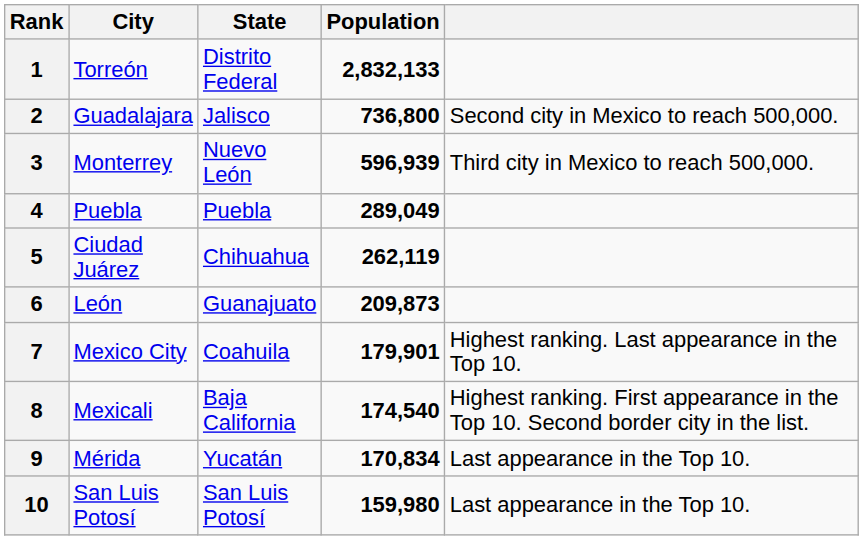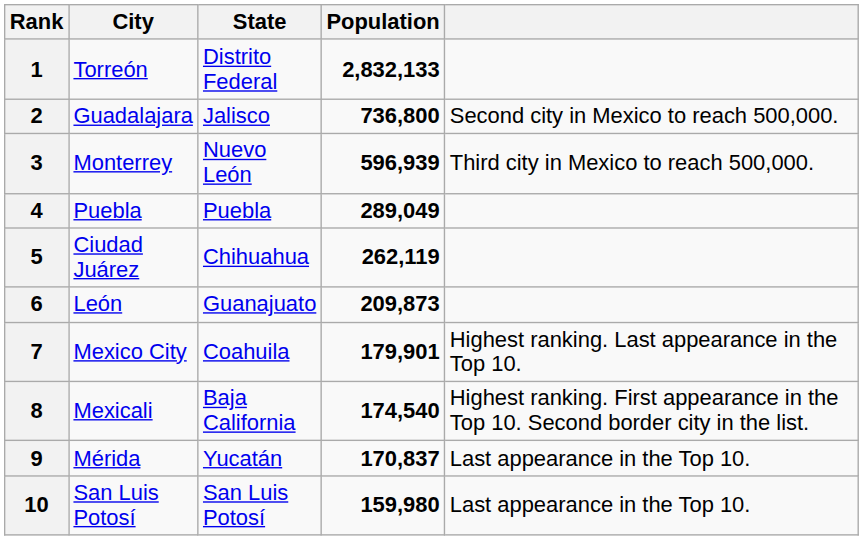(400, 458) 170,834 -> (400, 458) 170,837
